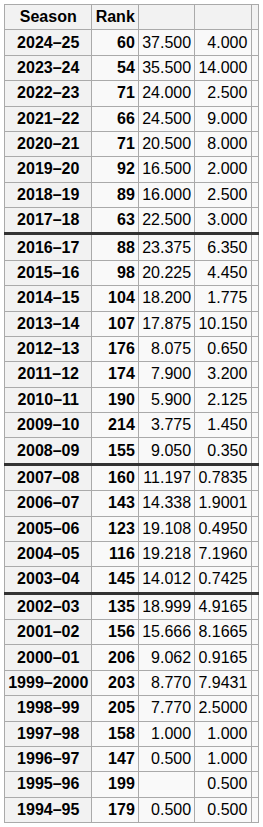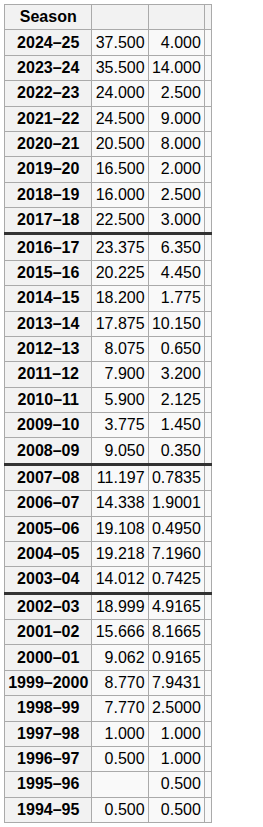- column: (115, 17)
